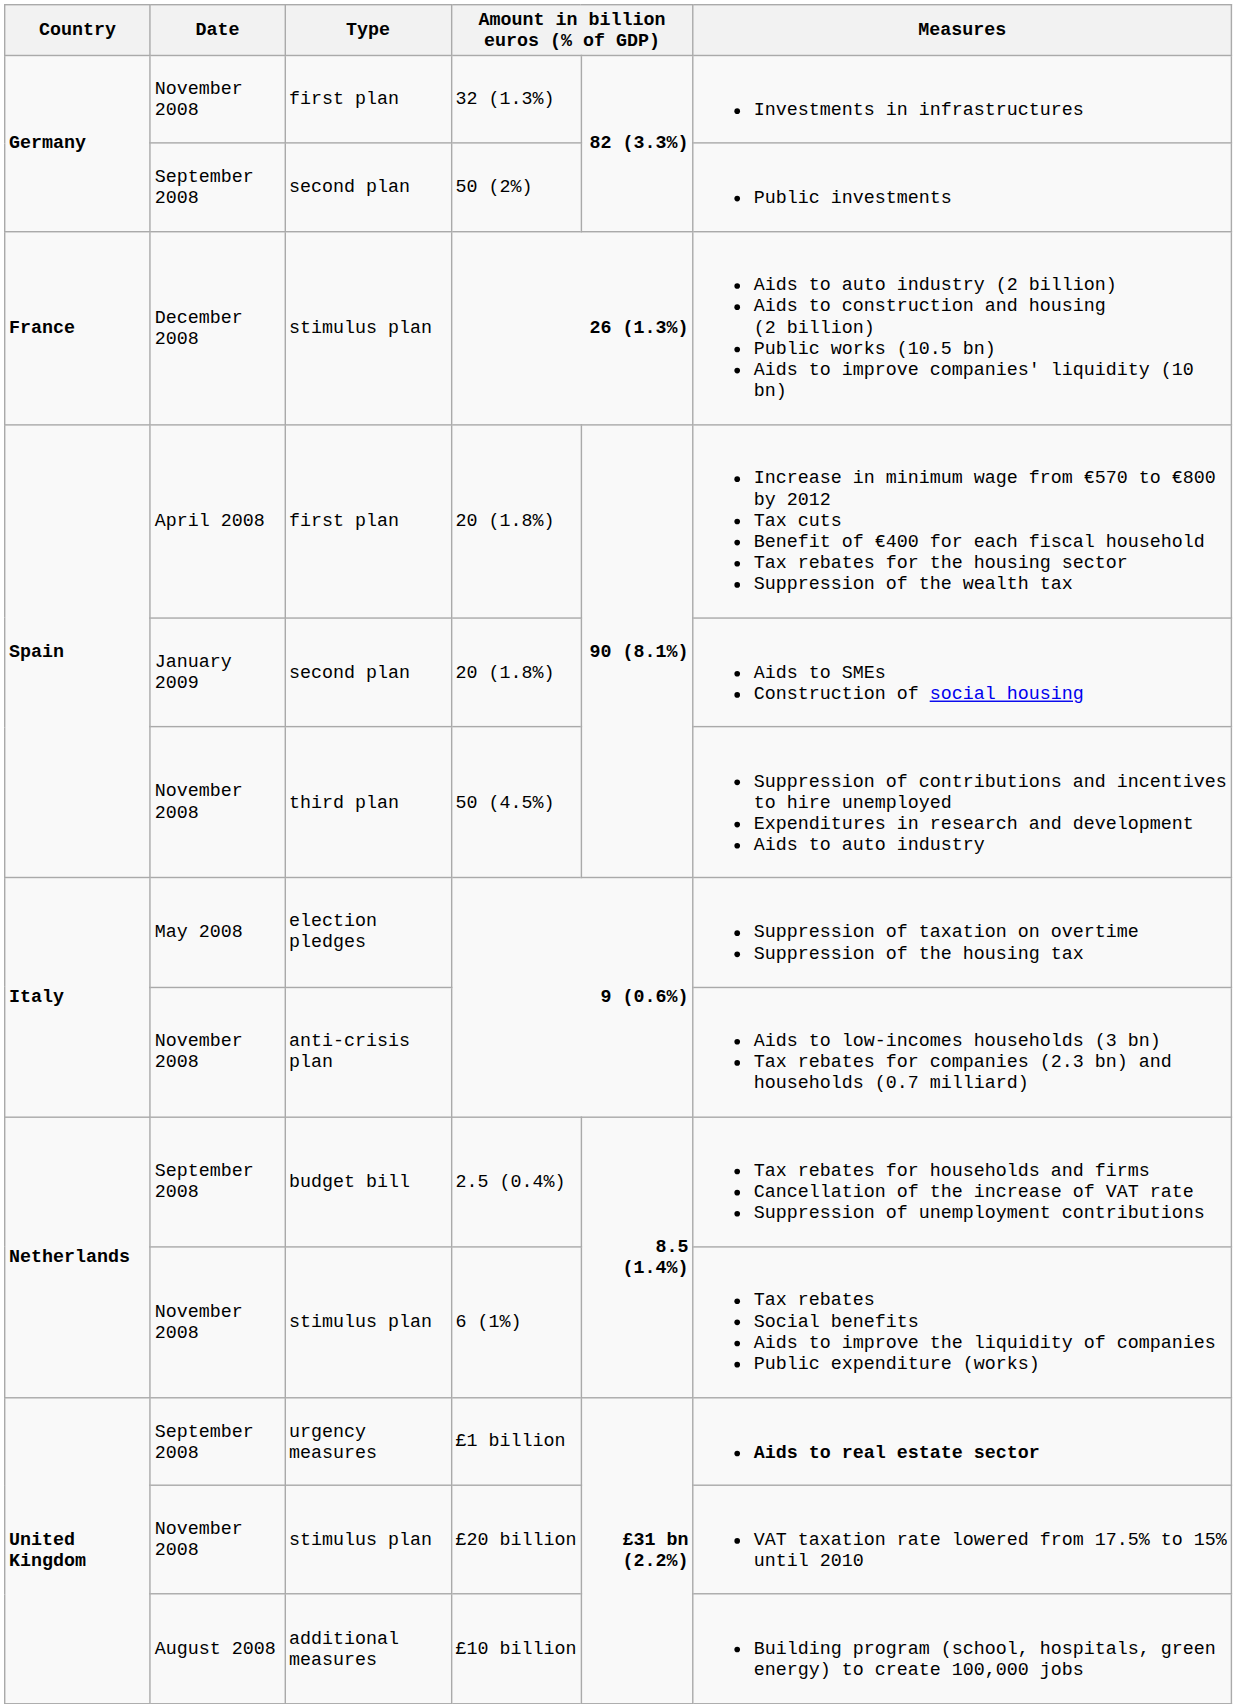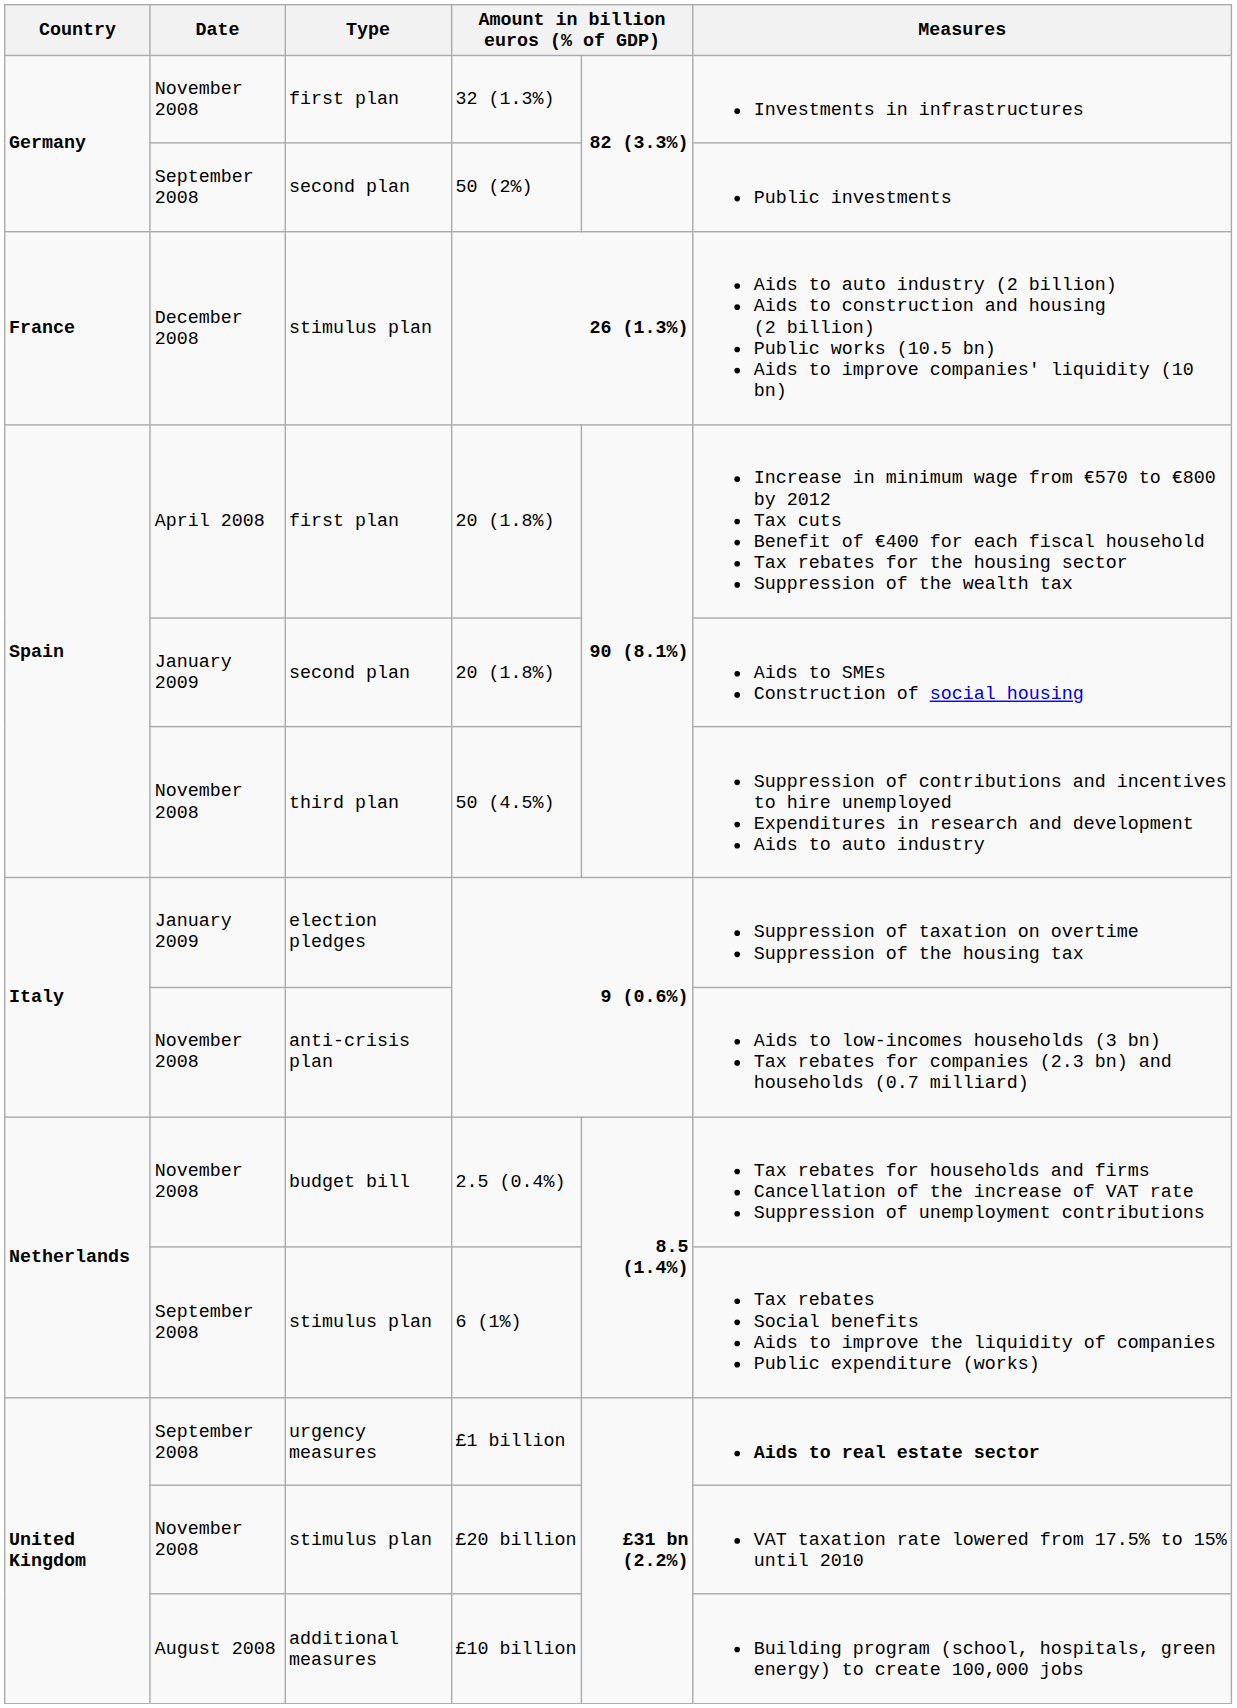(199, 932) May 2008 -> (193, 932) January 2009
(204, 1182) September 2008 -> (199, 1182) November 2008
(199, 1322) November 2008 -> (204, 1322) September 2008
